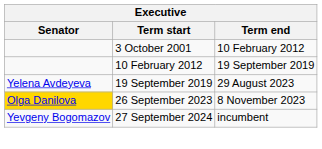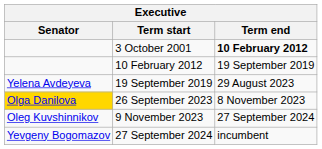(261, 48) normal -> (262, 48) bold
+ row: (159, 118)
